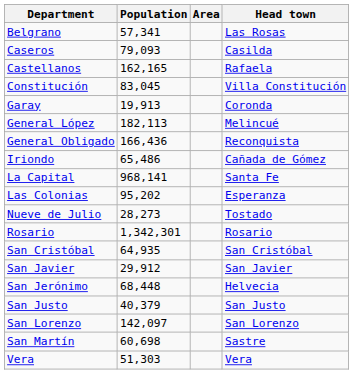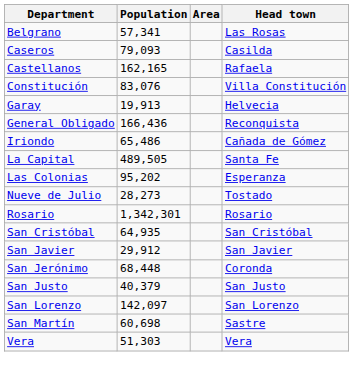(140, 86) 83,045 -> (140, 86) 83,076
(249, 105) Coronda -> (252, 105) Helvecia
- row: (51, 123)
(144, 178) 968,141 -> (144, 159) 489,505
(252, 287) Helvecia -> (249, 269) Coronda
